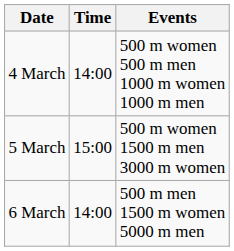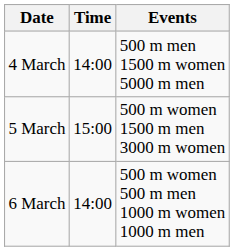(172, 73) 500 m women 500 m men 1000 m women 1000 m men -> (172, 63) 500 m men 1500 m women 5000 m men
(172, 213) 500 m men 1500 m women 5000 m men -> (172, 203) 500 m women 500 m men 1000 m women 1000 m men
